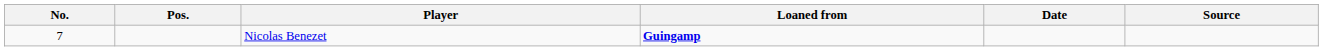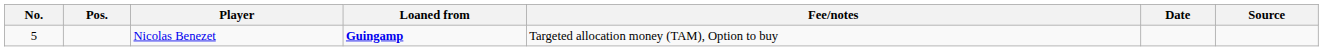+ column: (833, 15)
(60, 35) 7 -> (34, 35) 5
